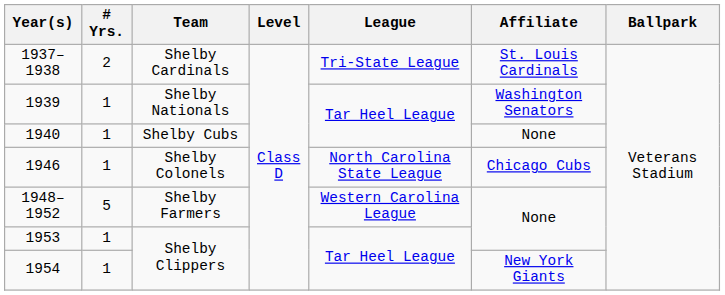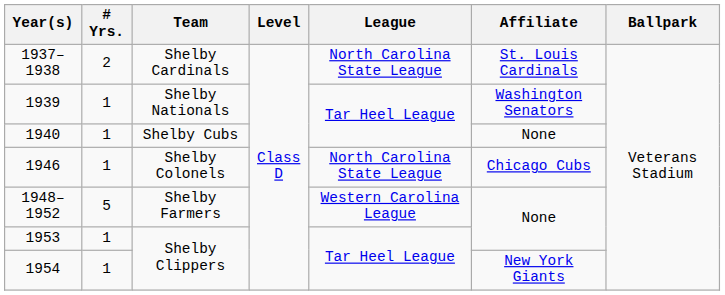(390, 64) Tri-State League -> (390, 64) North Carolina State League
